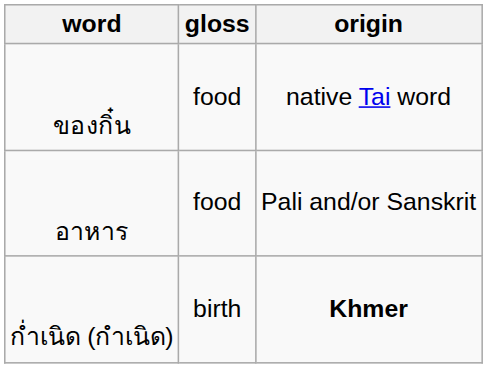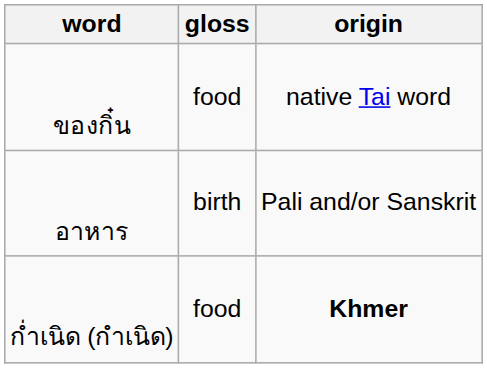(217, 202) food -> (217, 202) birth
(217, 308) birth -> (217, 308) food
